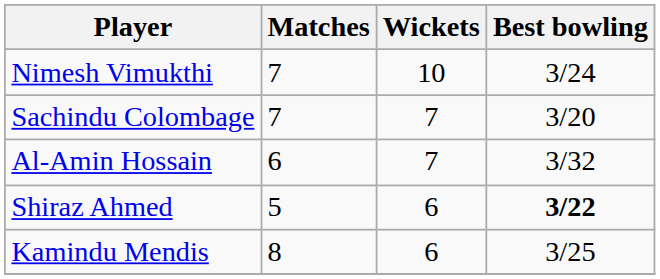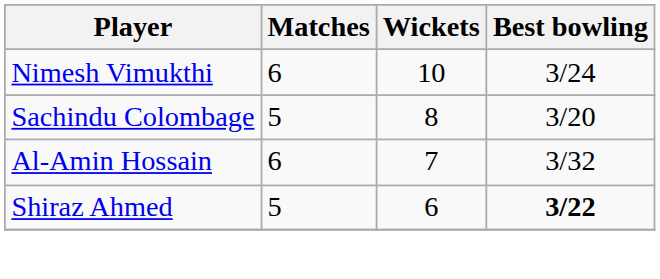(275, 71) 7 -> (275, 71) 6
(275, 116) 7 -> (275, 116) 5
(431, 116) 7 -> (431, 116) 8
- row: (110, 251)
